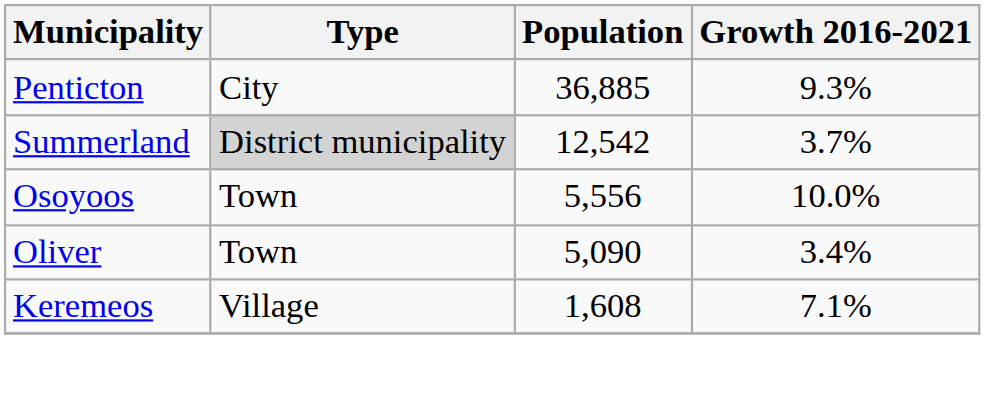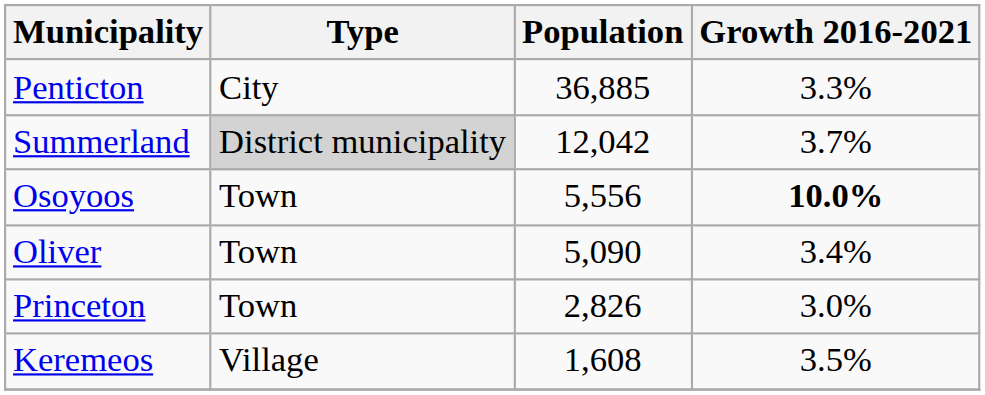(836, 86) 9.3% -> (836, 86) 3.3%
(603, 141) 12,542 -> (603, 141) 12,042
(836, 196) normal -> (836, 196) bold
+ row: (79, 305)
(836, 305) 7.1% -> (836, 360) 3.5%
